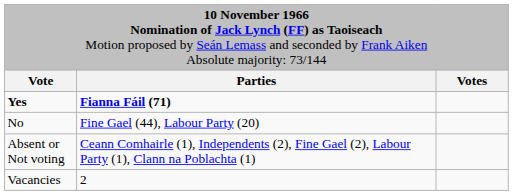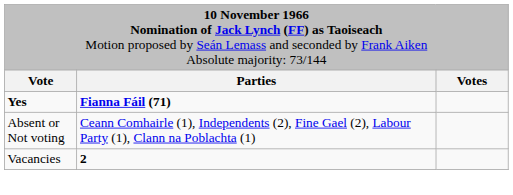- row: (16, 123)
(83, 180) normal -> (83, 159) bold
